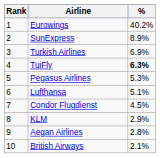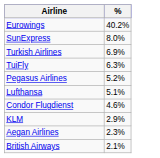- column: (16, 11)
(139, 38) 8.9% -> (116, 38) 8.0%
(139, 65) bold -> (116, 65) normal
(139, 78) 5.3% -> (116, 78) 5.2%
(139, 105) 4.5% -> (116, 105) 4.6%
(139, 132) 2.8% -> (116, 132) 2.3%
